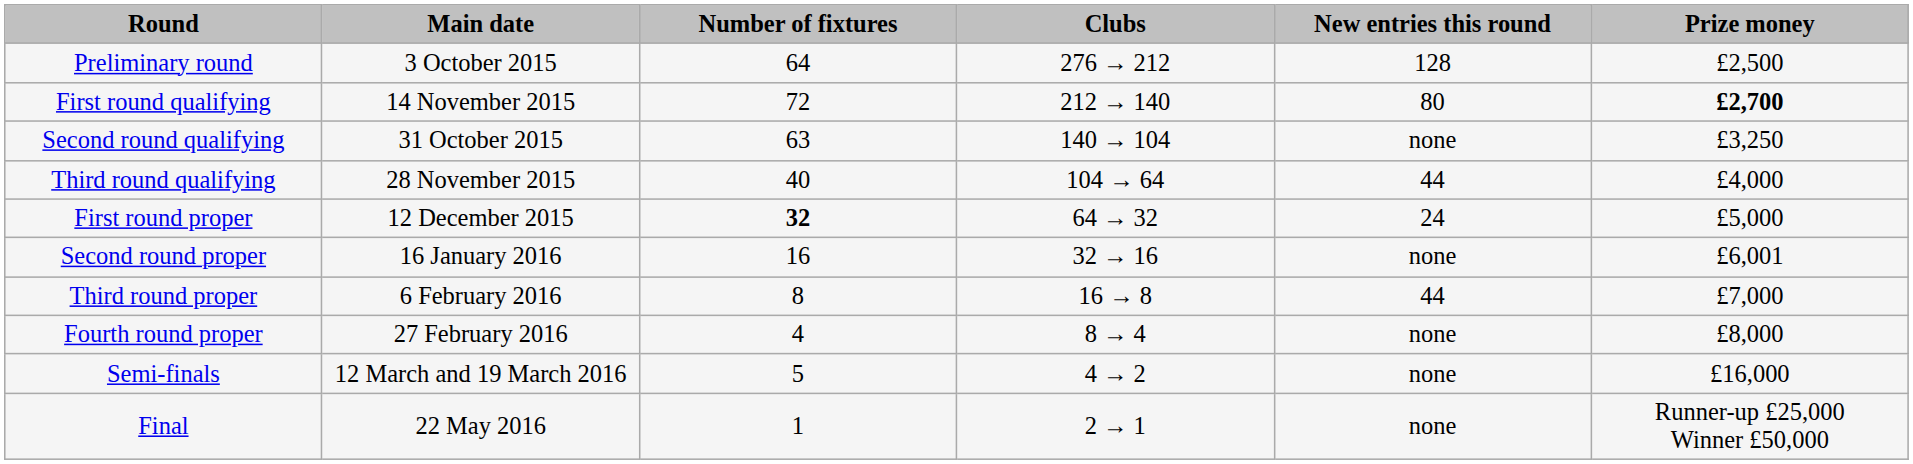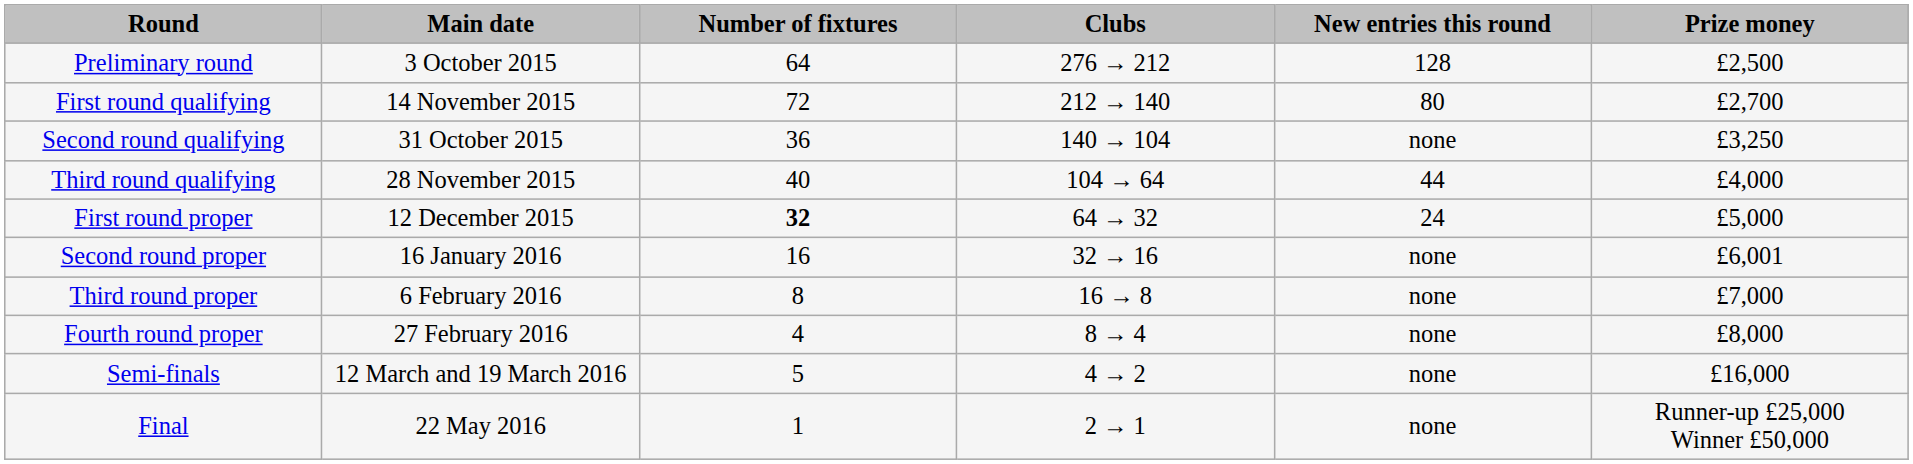(1750, 101) bold -> (1750, 101) normal
(798, 140) 63 -> (798, 140) 36
(1433, 295) 44 -> (1433, 295) none
